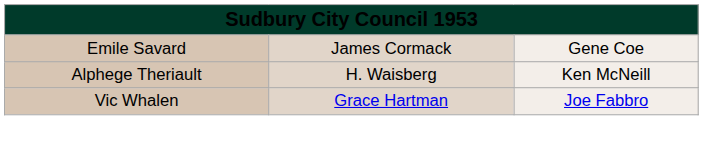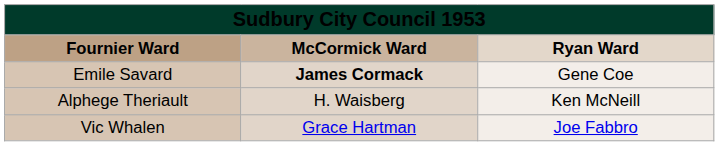+ row: (123, 48)
(391, 48) normal -> (359, 74) bold
